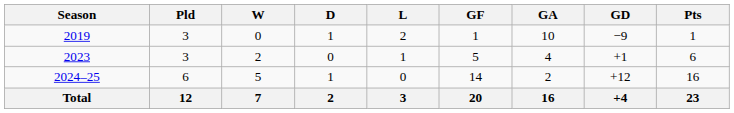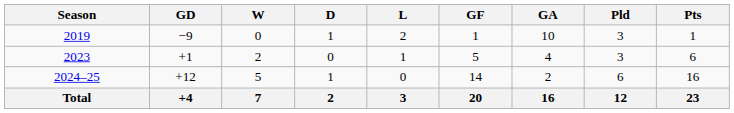columns swapped: (186, 14) <-> (620, 14)
